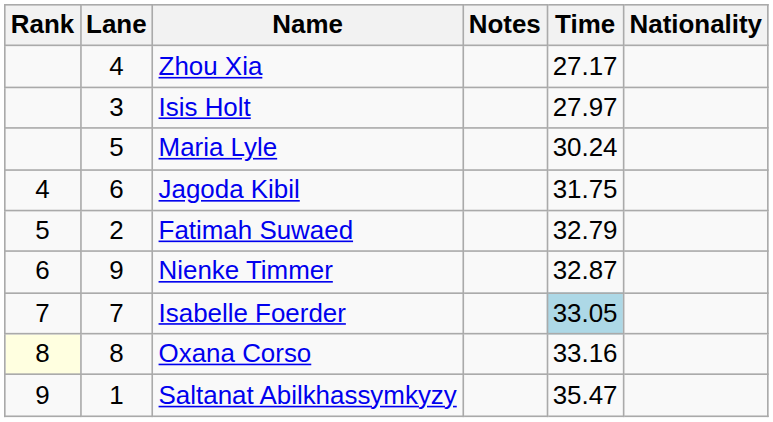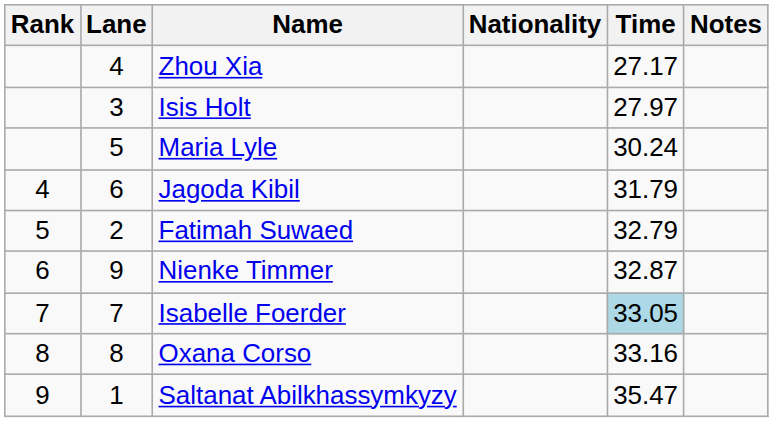columns swapped: (696, 25) <-> (505, 25)
(585, 189) 31.75 -> (646, 189) 31.79
(42, 353) lightyellow background -> (42, 353) no background
